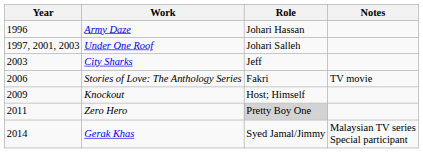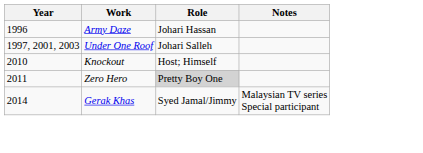- row: (108, 62)
- row: (163, 78)
(17, 95) 2009 -> (17, 62) 2010
